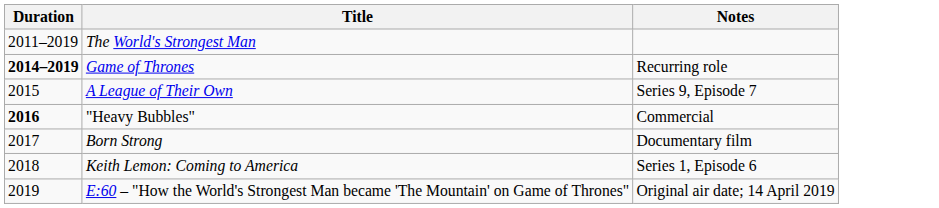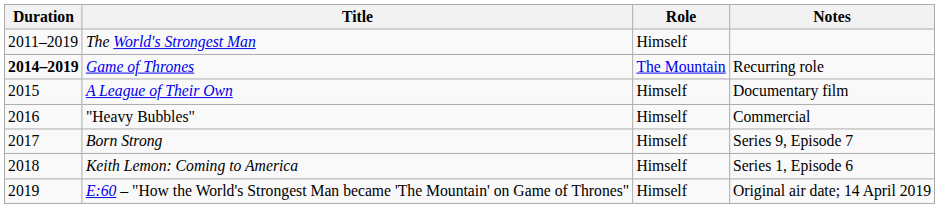+ column: (681, 16)
(697, 91) Series 9, Episode 7 -> (791, 91) Documentary film
(24, 116) bold -> (24, 116) normal
(694, 141) Documentary film -> (793, 141) Series 9, Episode 7
